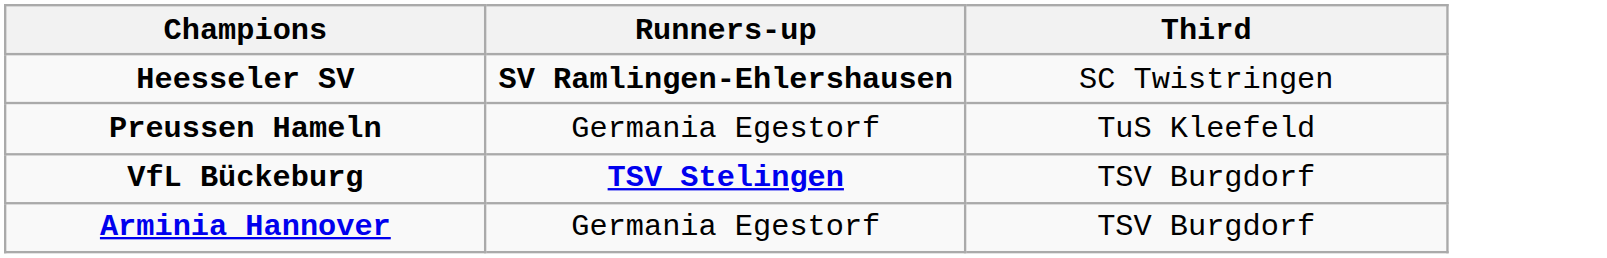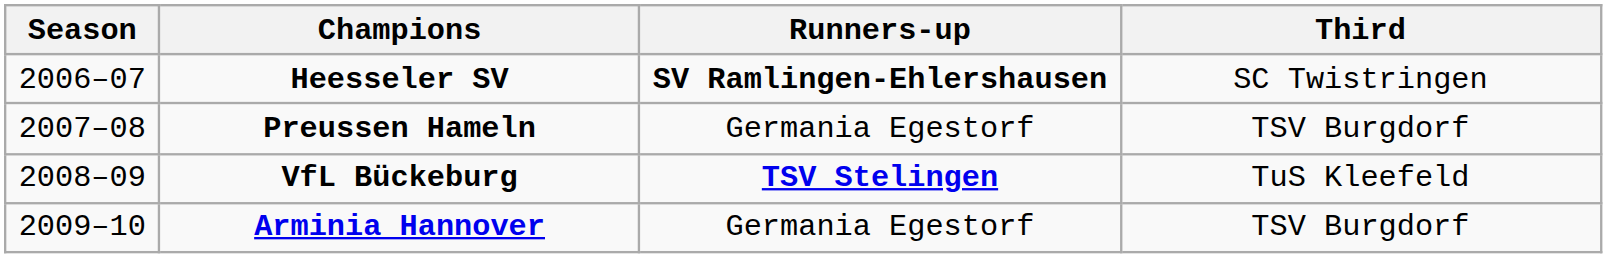+ column: (82, 30)
(1206, 129) TuS Kleefeld -> (1360, 129) TSV Burgdorf
(1206, 178) TSV Burgdorf -> (1360, 178) TuS Kleefeld
